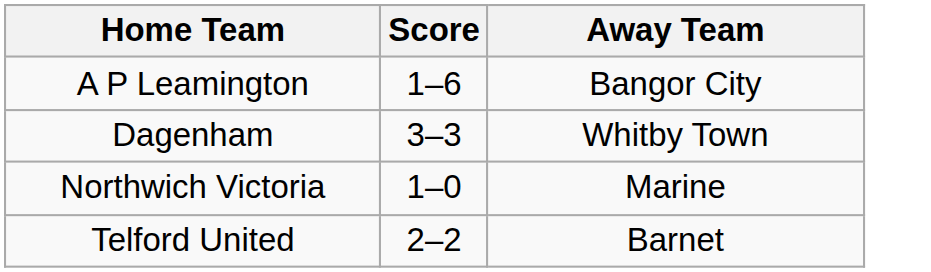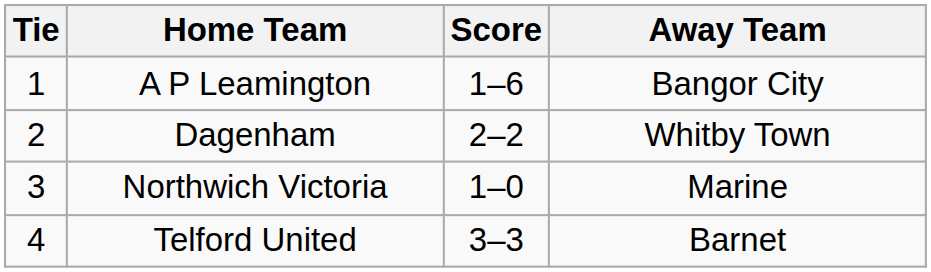+ column: (36, 30)
(434, 135) 3–3 -> (496, 135) 2–2
(434, 239) 2–2 -> (496, 239) 3–3
